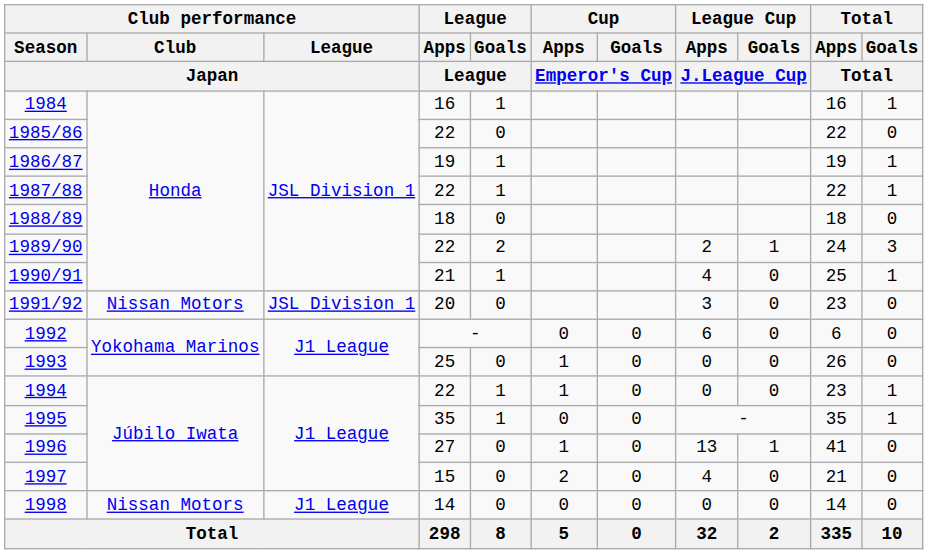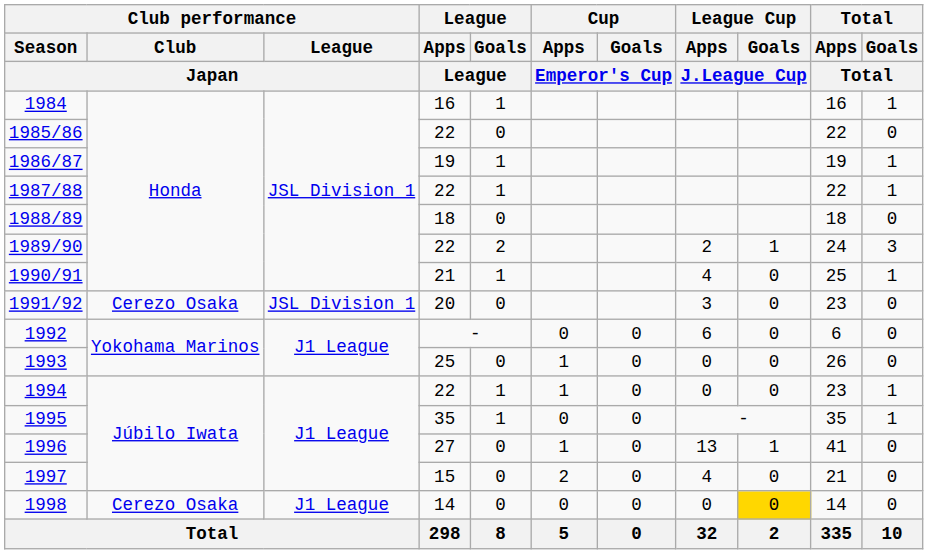(175, 305) Nissan Motors -> (175, 305) Cerezo Osaka
(175, 505) Nissan Motors -> (175, 505) Cerezo Osaka
(774, 505) no background -> (774, 505) gold background
